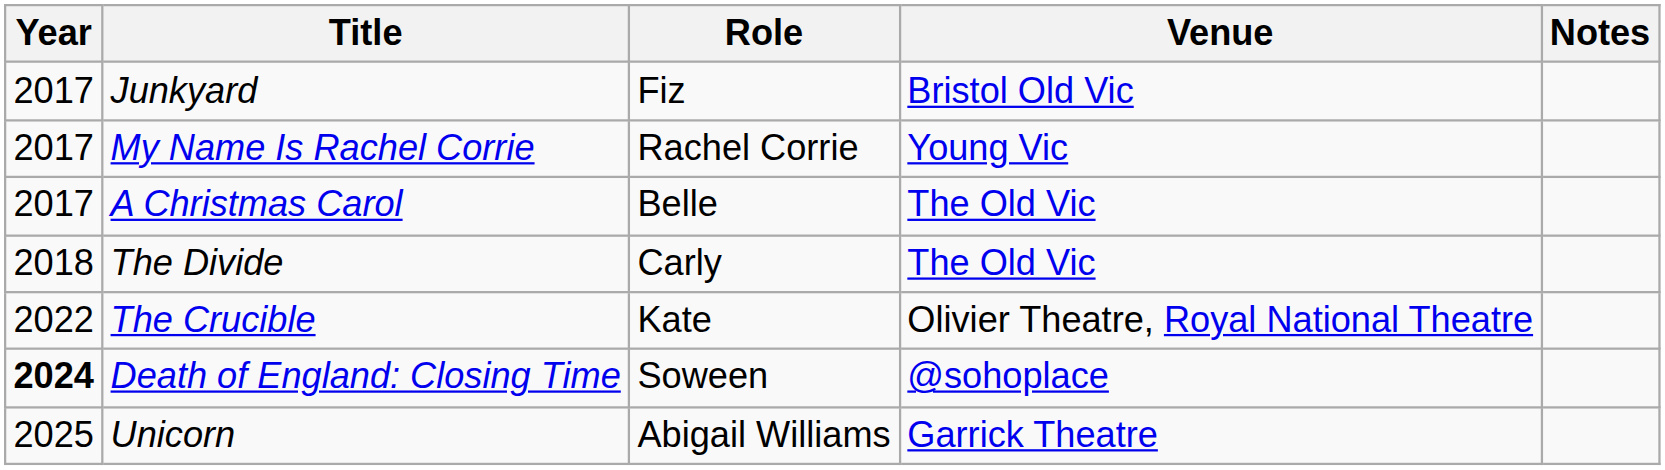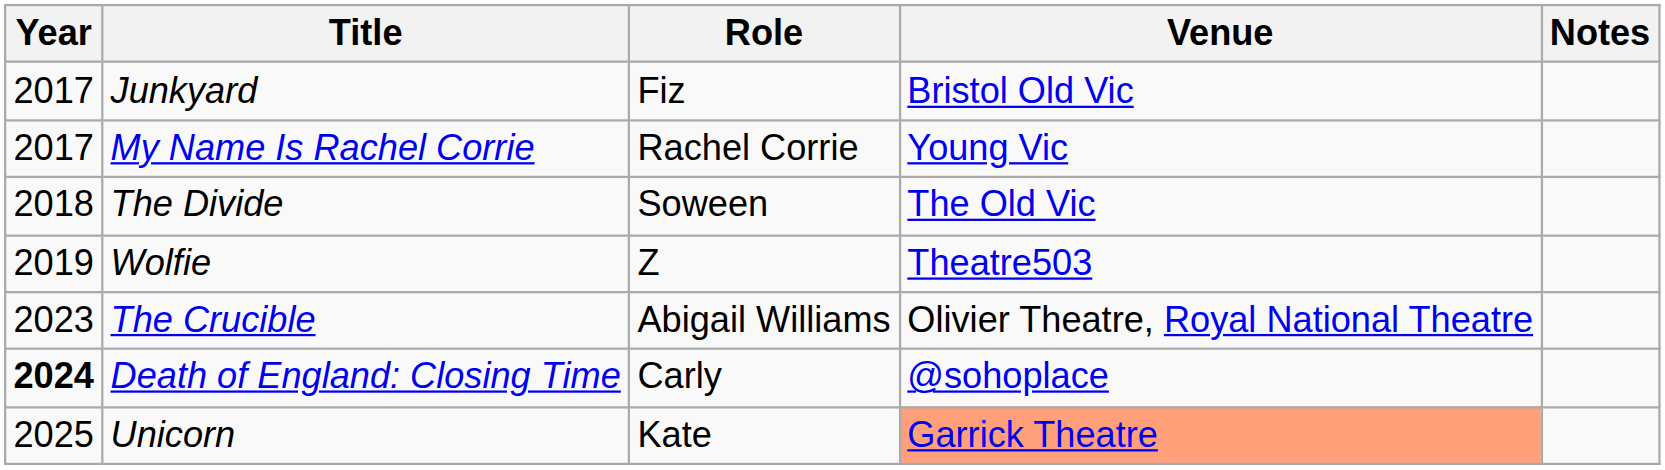- row: (257, 205)
(680, 262) Carly -> (703, 205) Soween
+ row: (161, 262)
(54, 319) 2022 -> (54, 319) 2023
(675, 319) Kate -> (764, 319) Abigail Williams
(703, 377) Soween -> (680, 377) Carly
(764, 434) Abigail Williams -> (675, 434) Kate
(1033, 434) no background -> (1033, 434) lightsalmon background
